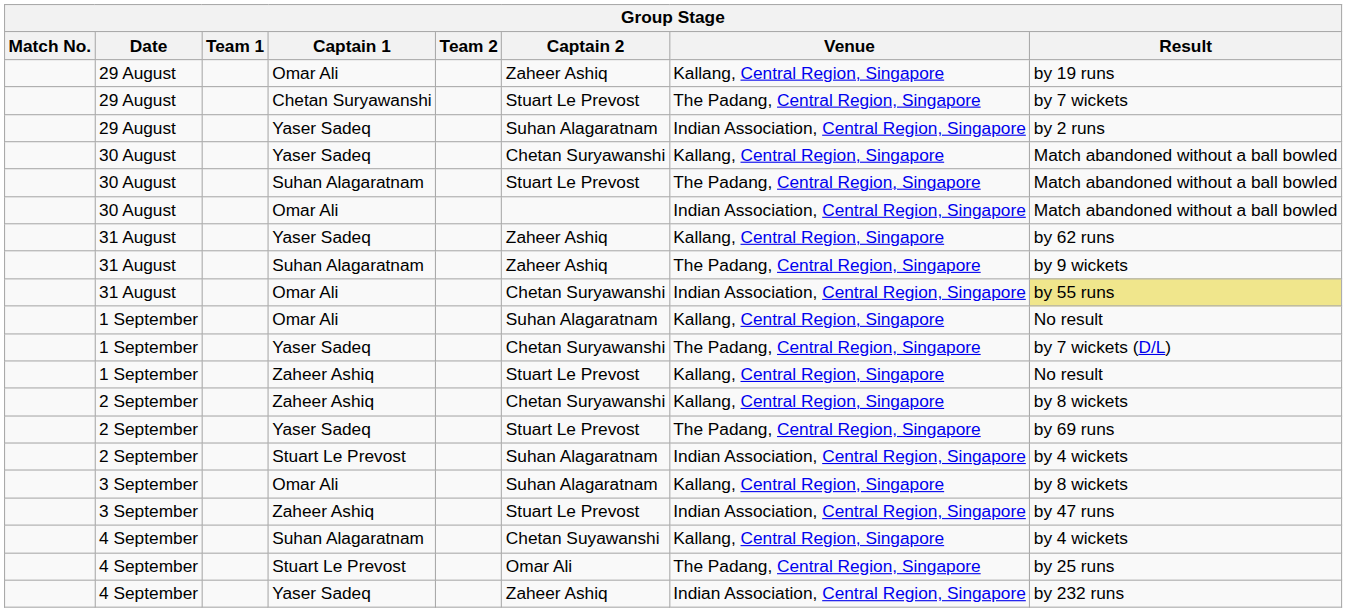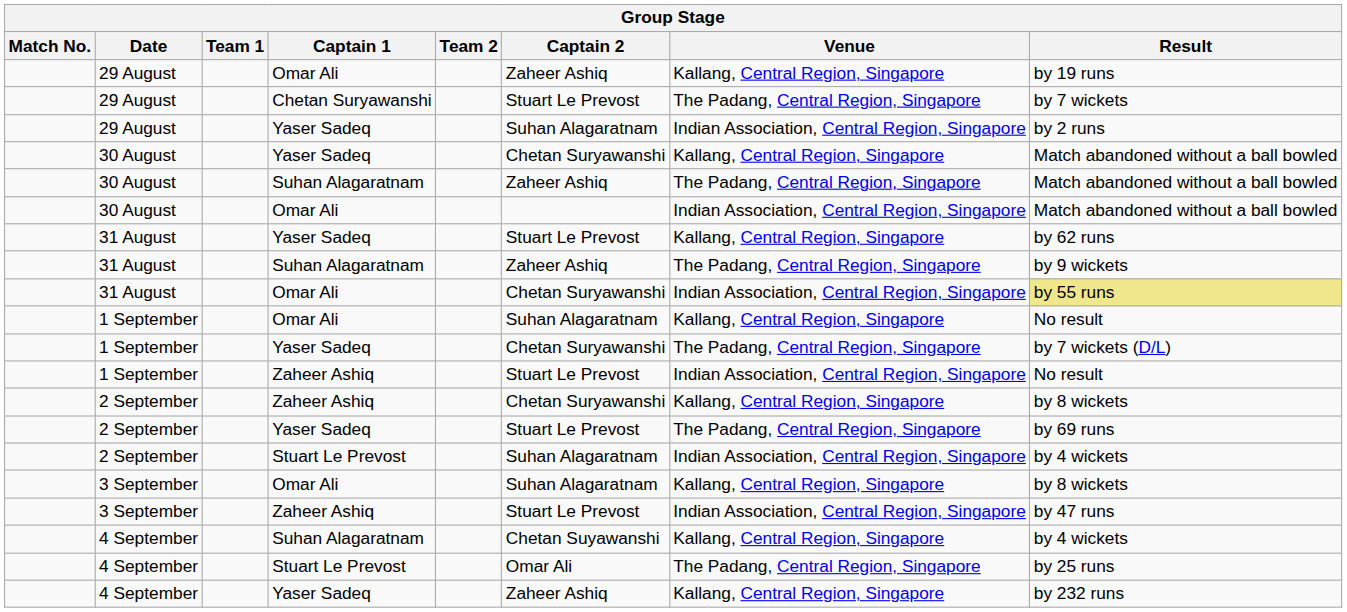(573, 182) Stuart Le Prevost -> (557, 182) Zaheer Ashiq
(557, 237) Zaheer Ashiq -> (573, 237) Stuart Le Prevost
(809, 374) Kallang, Central Region, Singapore -> (850, 374) Indian Association, Central Region, Singapore
(850, 593) Indian Association, Central Region, Singapore -> (809, 593) Kallang, Central Region, Singapore
